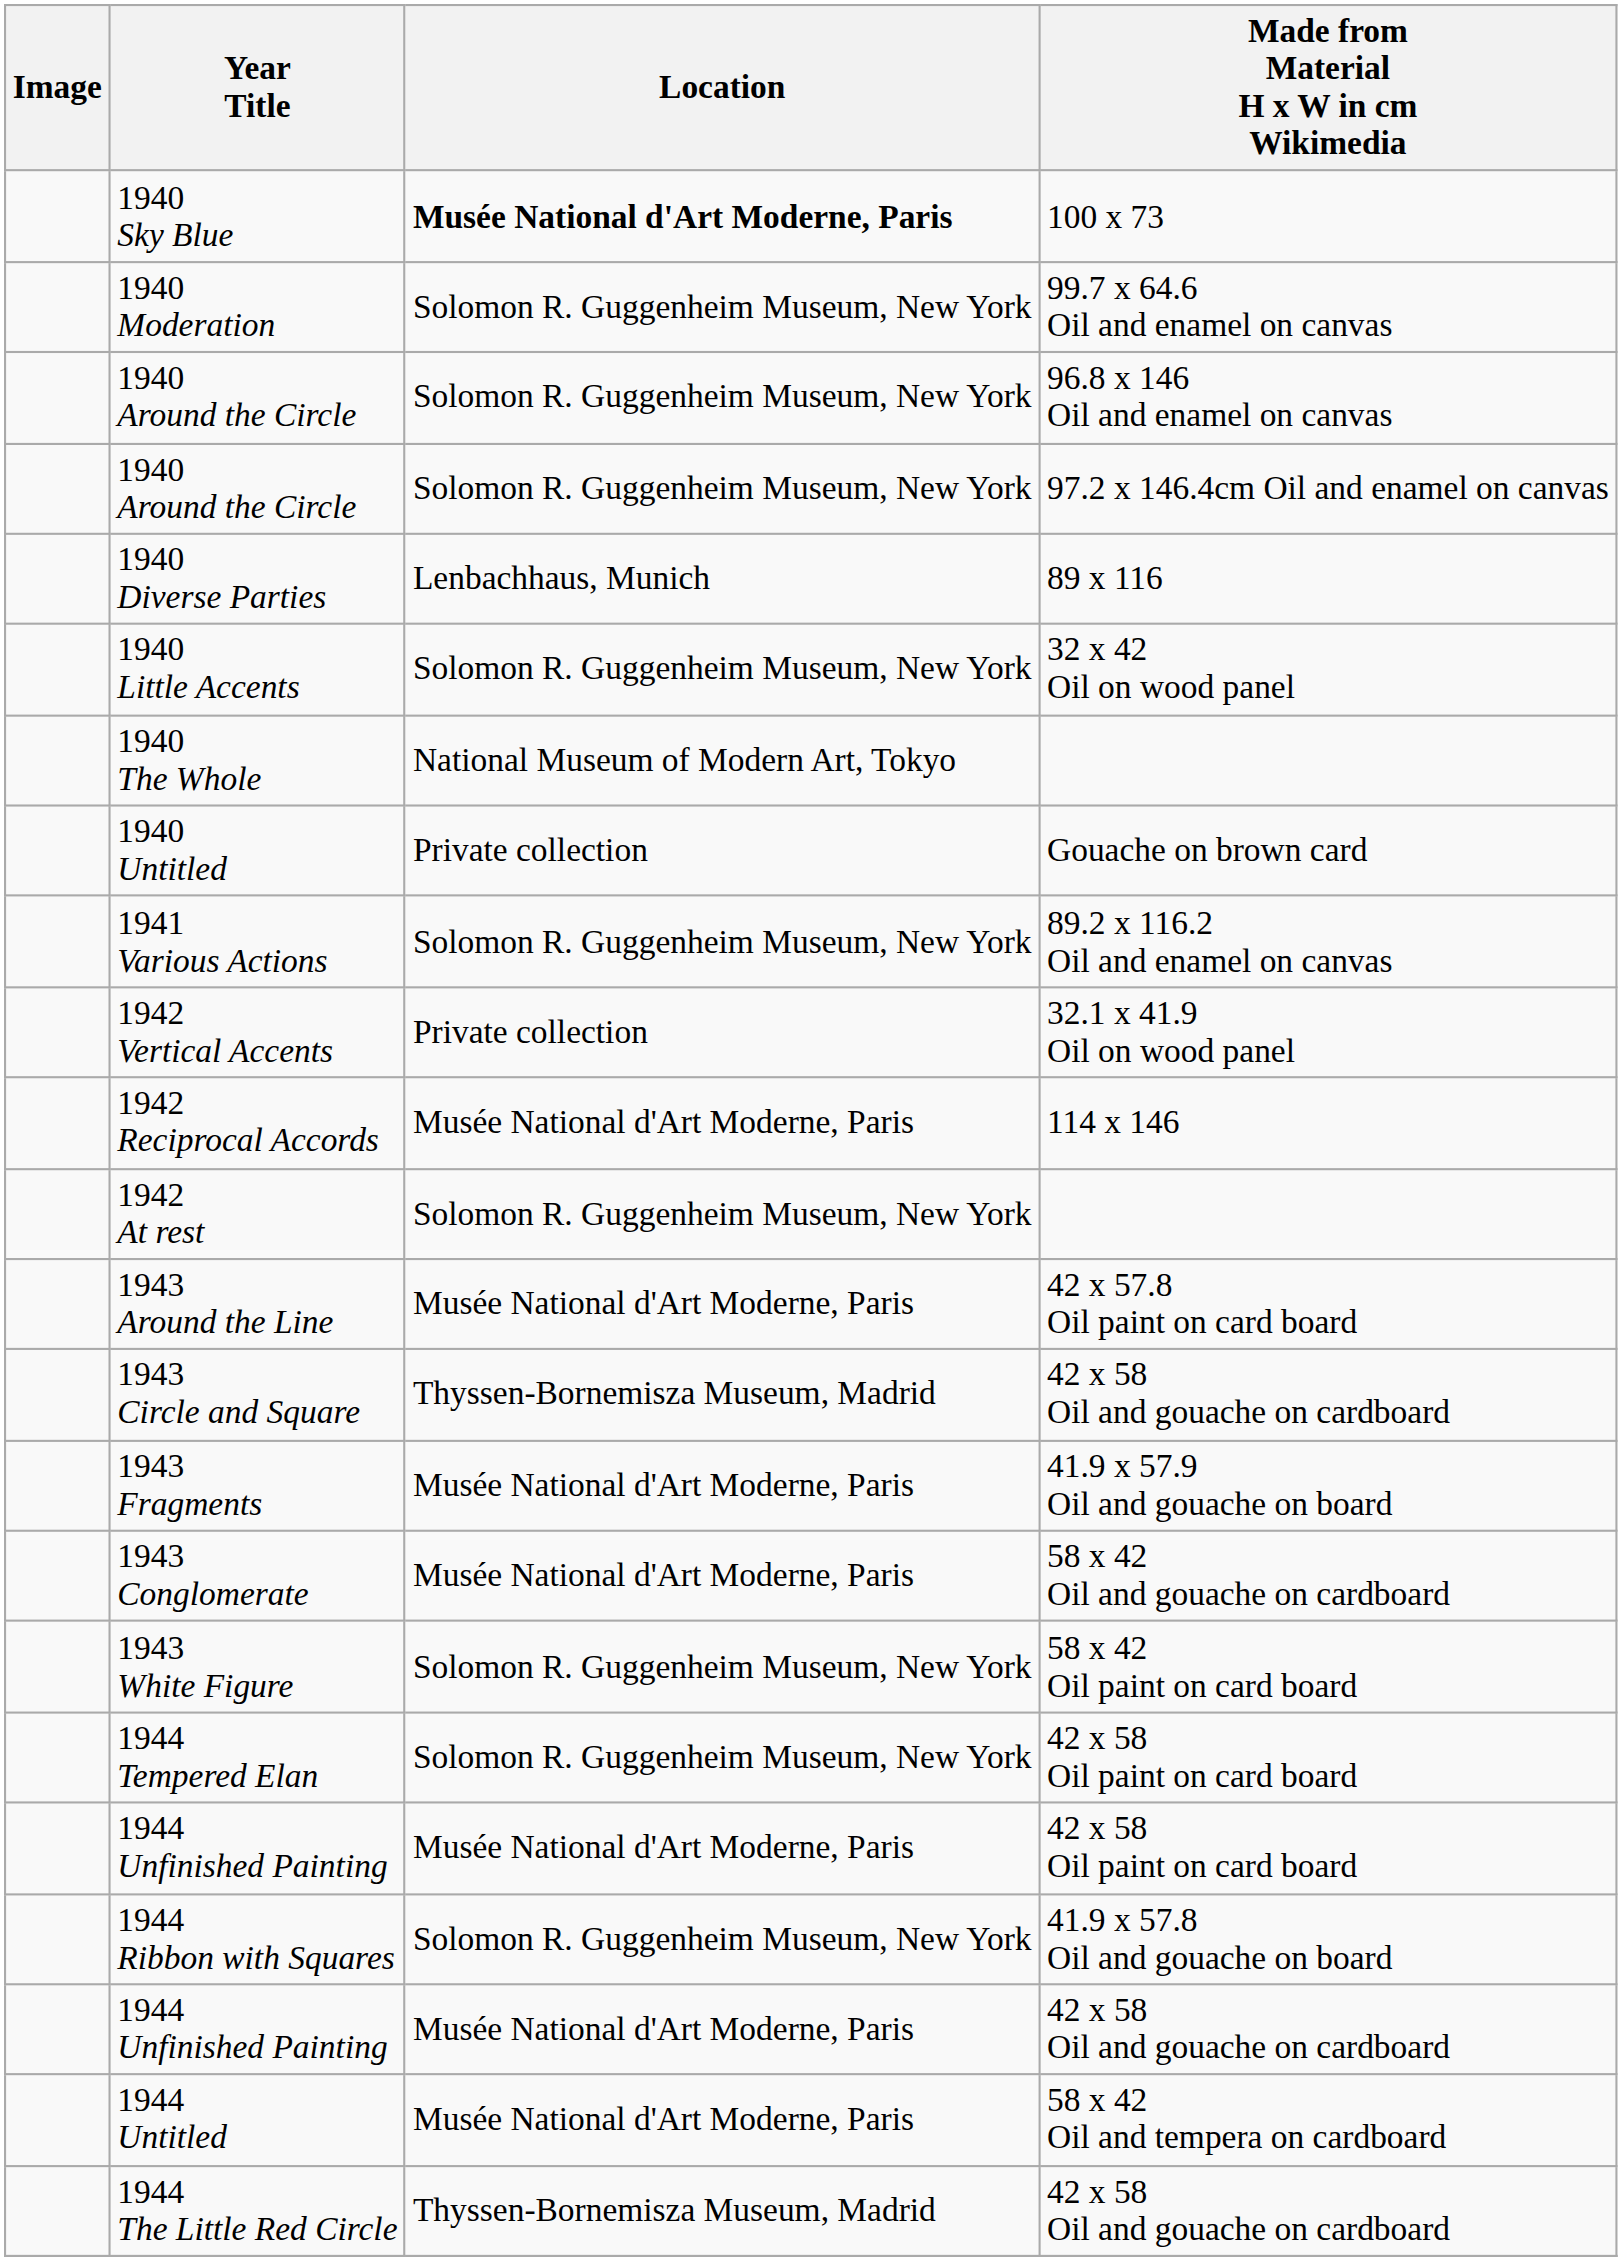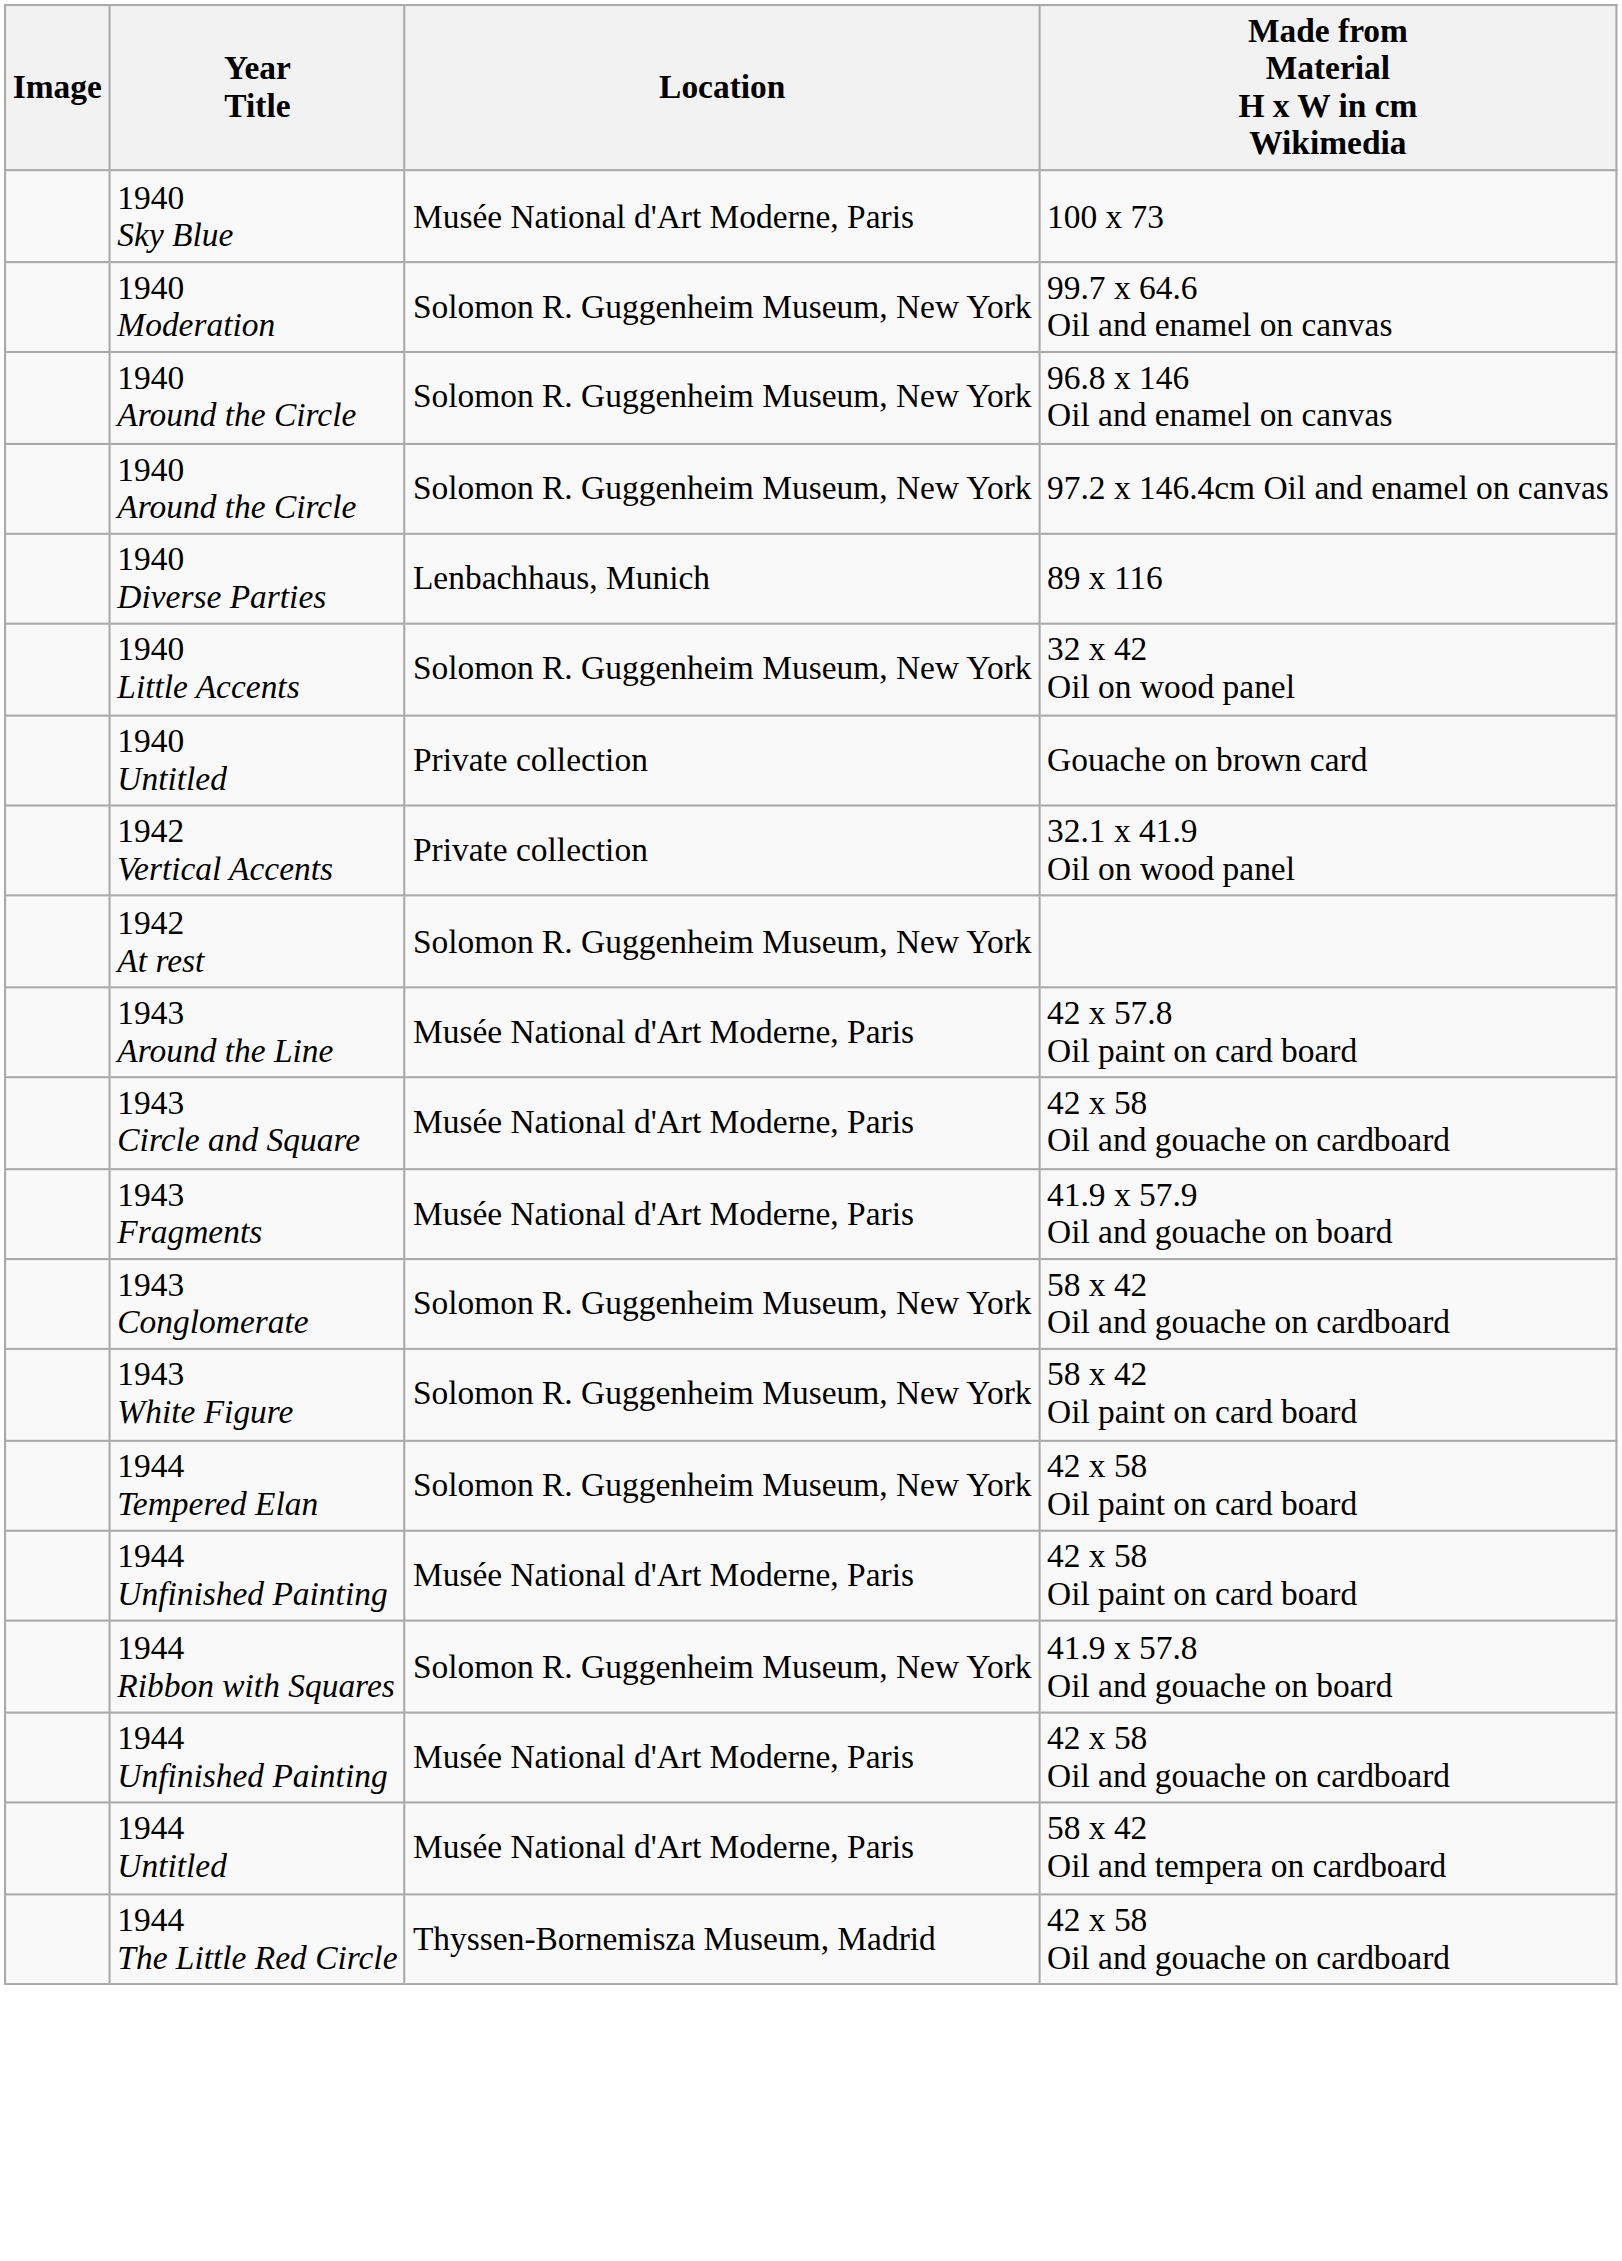(683, 215) bold -> (663, 215) normal
- row: (189, 759)
- row: (222, 940)
- row: (248, 1122)
(674, 1394) Thyssen-Bornemisza Museum, Madrid -> (663, 1122) Musée National d'Art Moderne, Paris
(663, 1575) Musée National d'Art Moderne, Paris -> (722, 1303) Solomon R. Guggenheim Museum, New York
